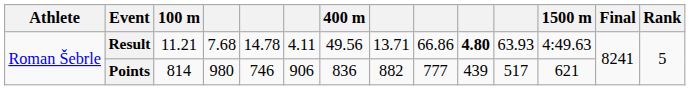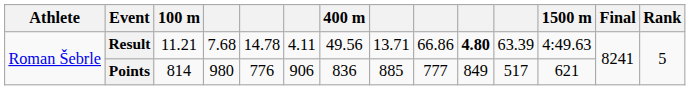(516, 45) 63.93 -> (516, 45) 63.39
(262, 71) 746 -> (262, 71) 776
(391, 71) 882 -> (391, 71) 885
(476, 71) 439 -> (476, 71) 849
